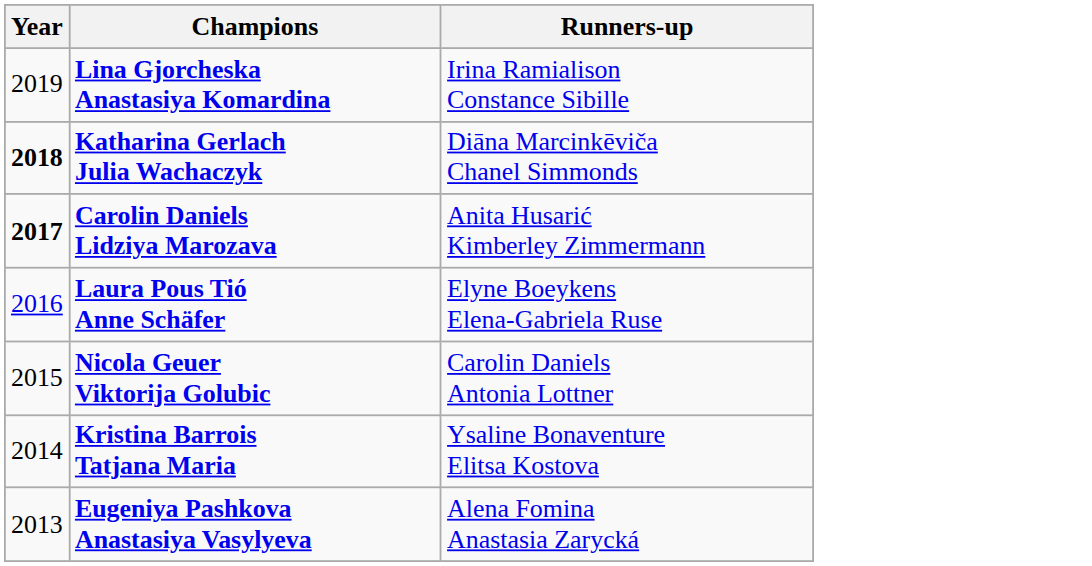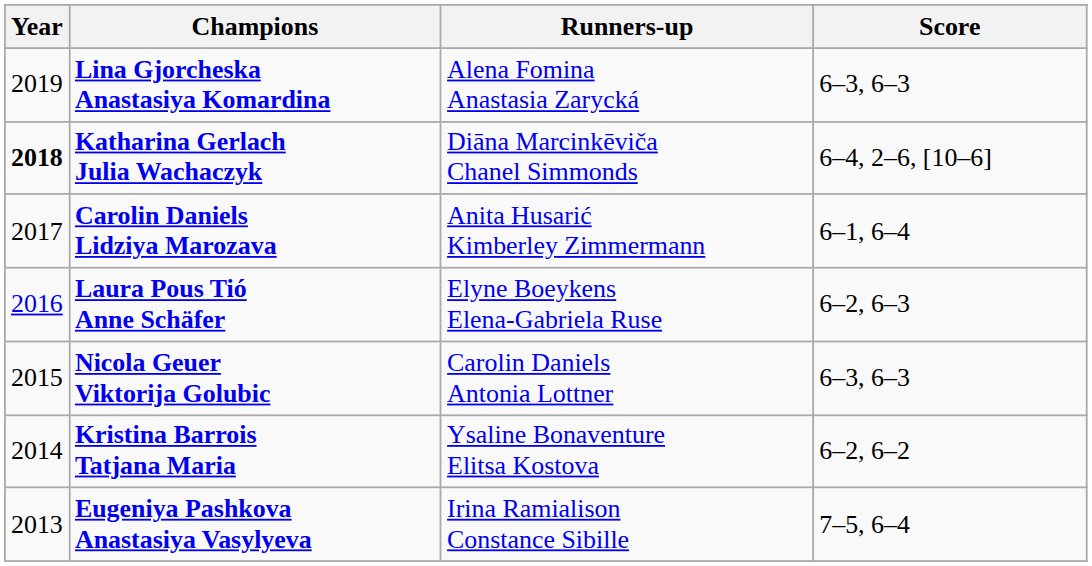+ column: (950, 26)
(538, 84) Irina Ramialison Constance Sibille -> (543, 84) Alena Fomina Anastasia Zarycká
(37, 231) bold -> (37, 231) normal
(543, 524) Alena Fomina Anastasia Zarycká -> (538, 524) Irina Ramialison Constance Sibille
